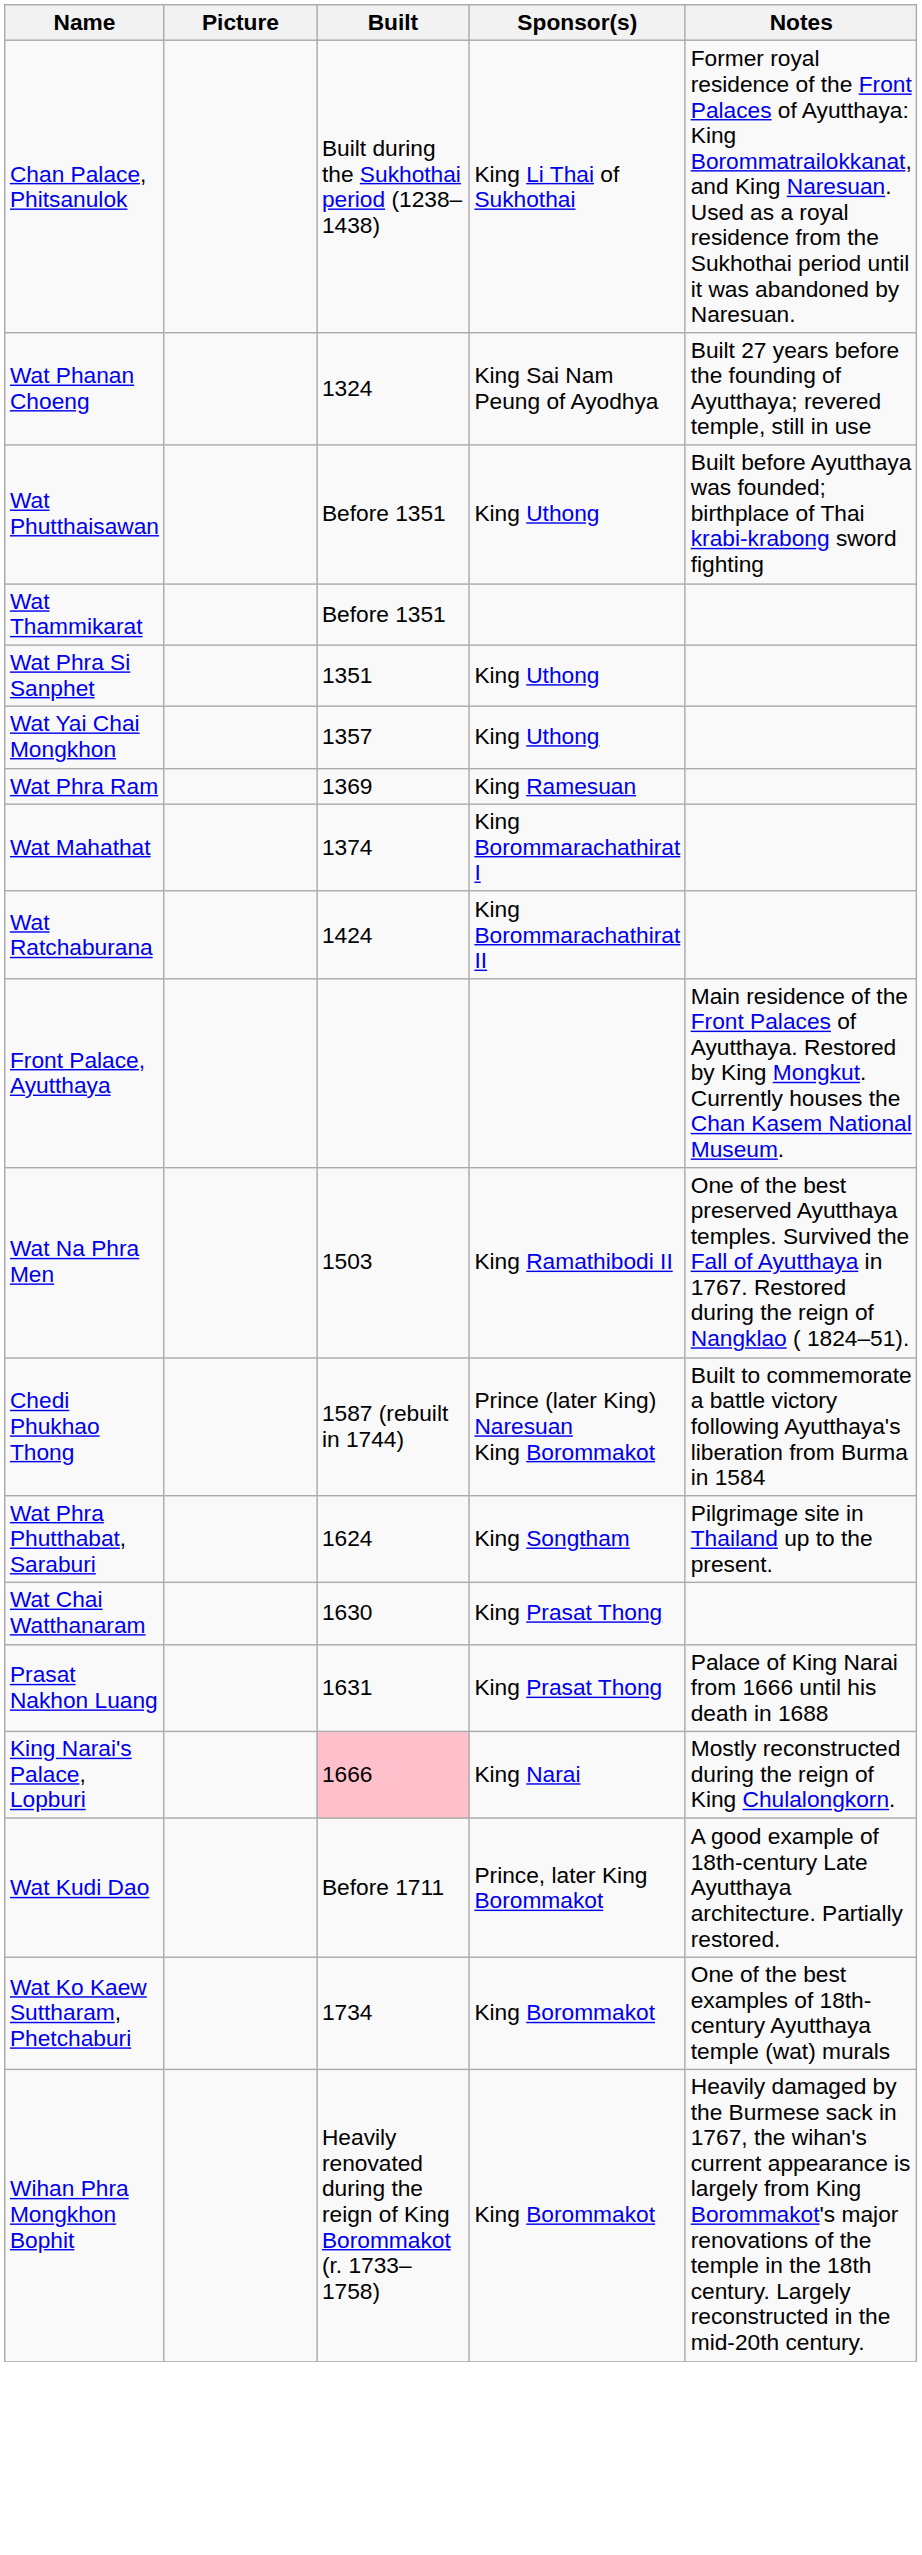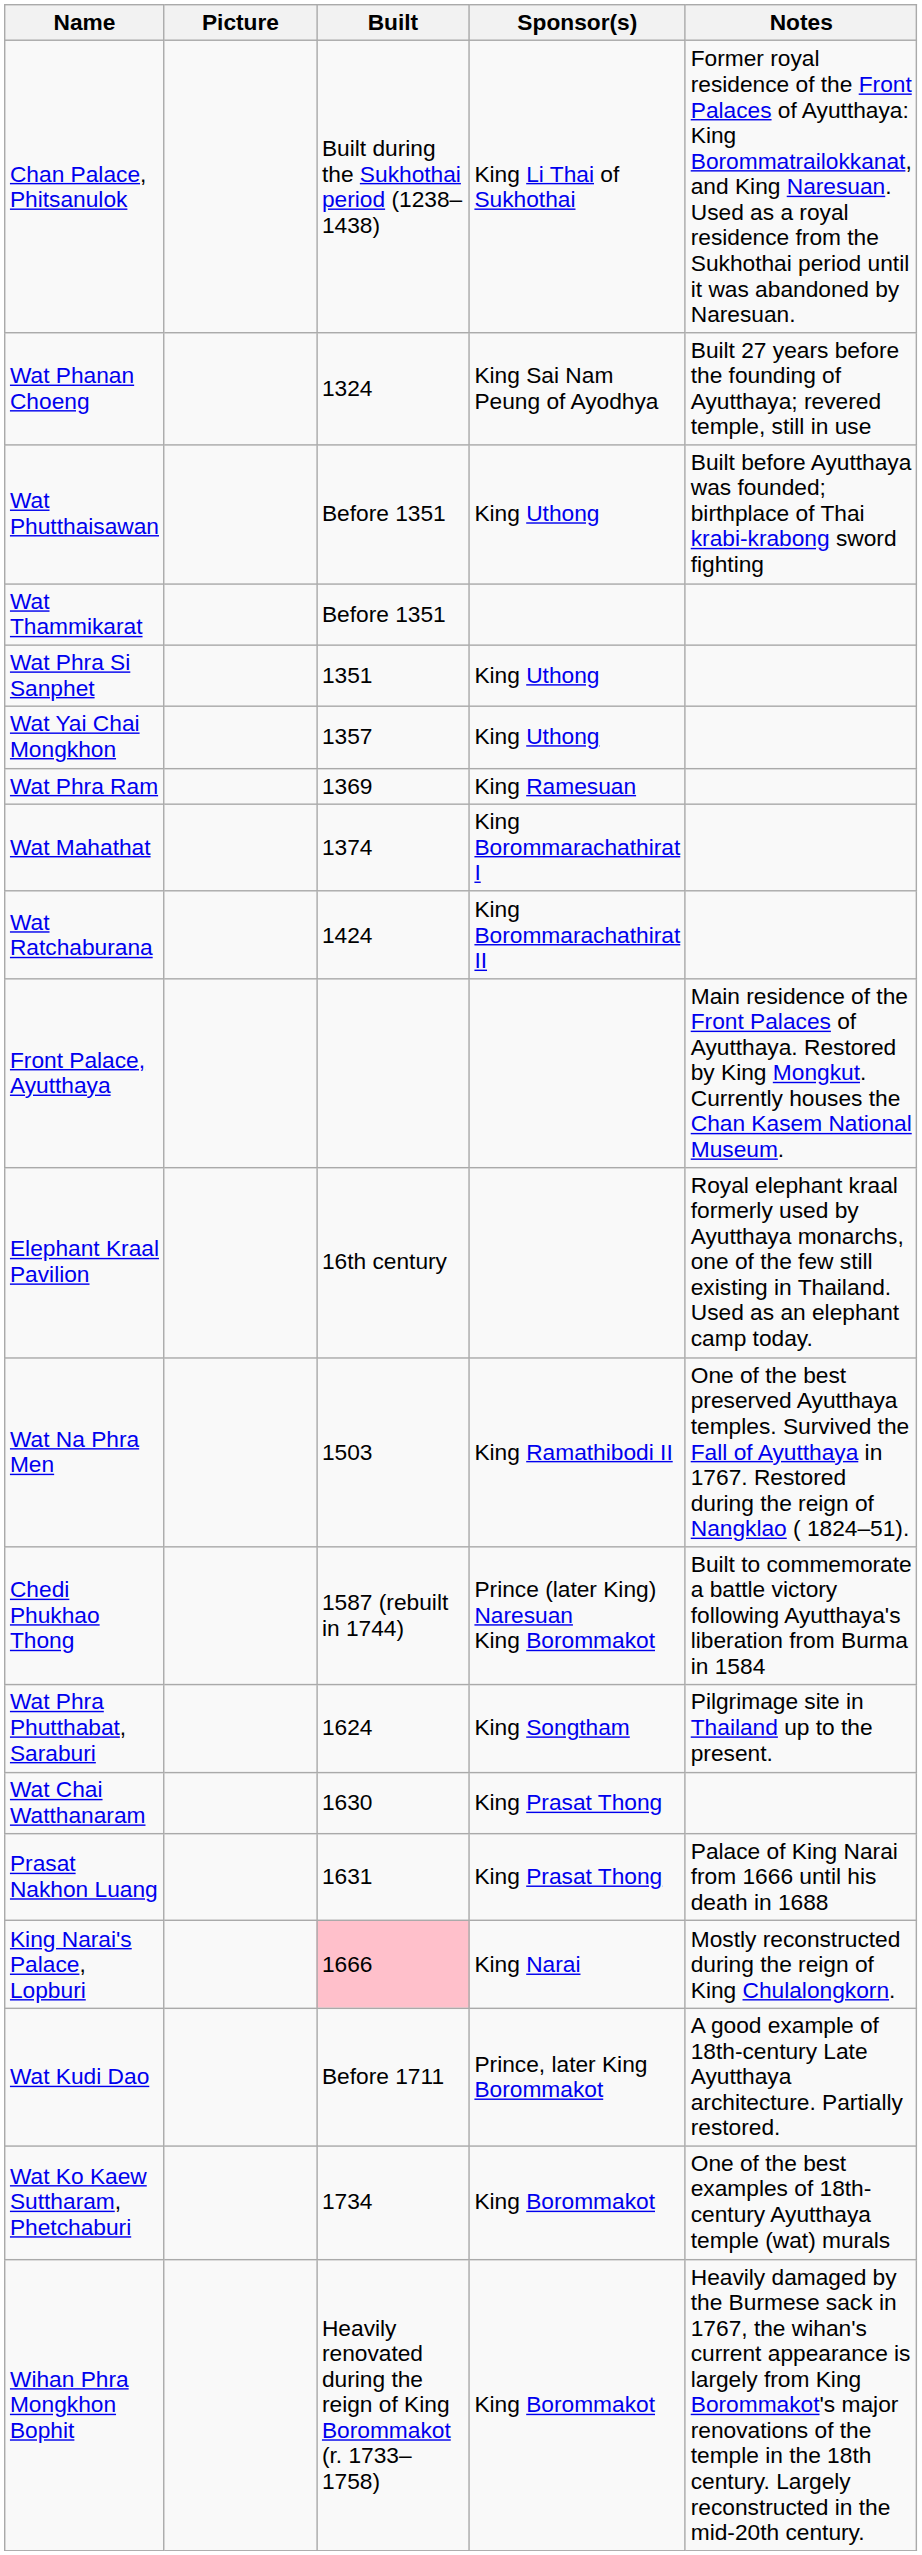+ row: (84, 1262)
